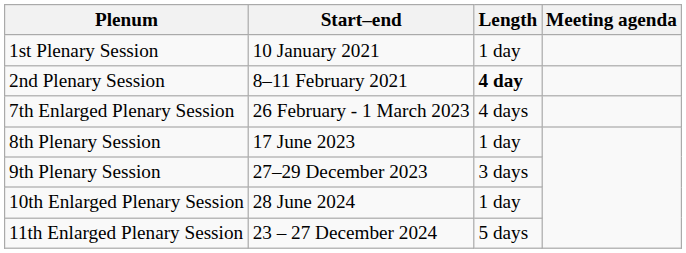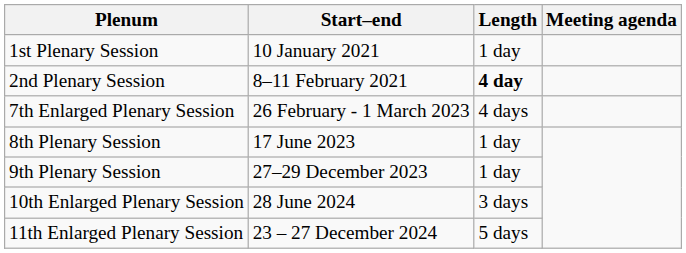(503, 171) 3 days -> (500, 171) 1 day
(500, 202) 1 day -> (503, 202) 3 days
